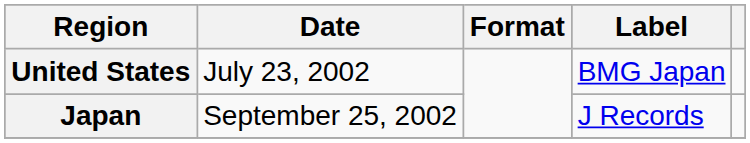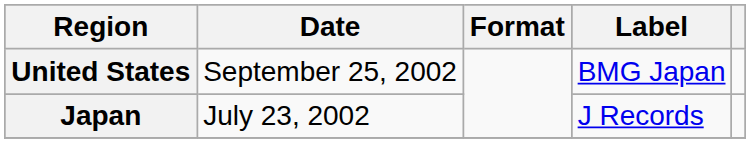(286, 71) July 23, 2002 -> (330, 71) September 25, 2002
(330, 115) September 25, 2002 -> (286, 115) July 23, 2002
